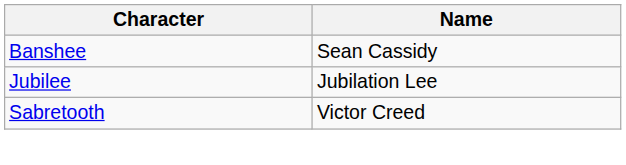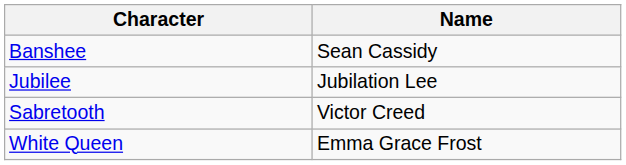+ row: (66, 143)
